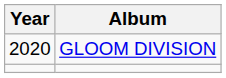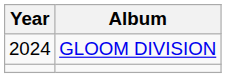(30, 49) 2020 -> (30, 49) 2024
